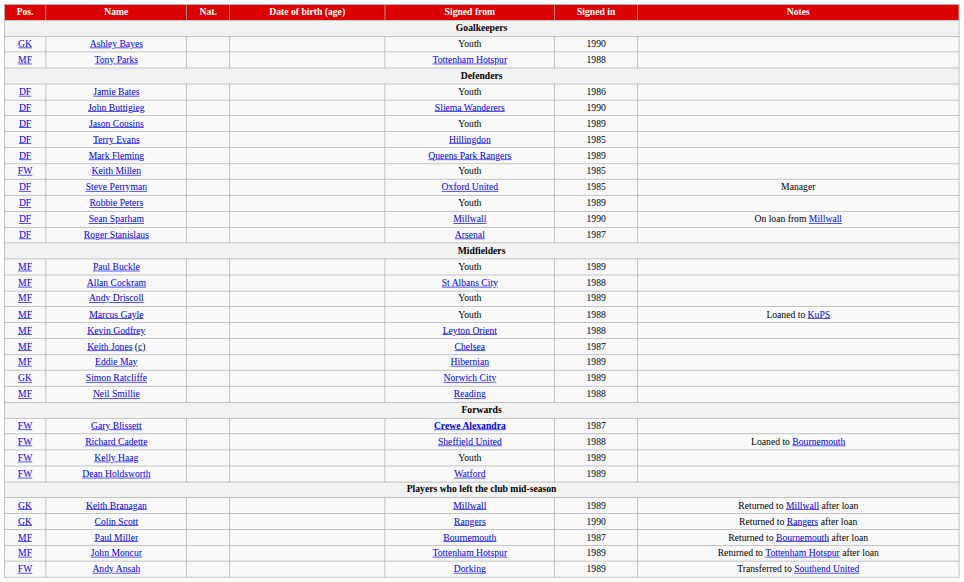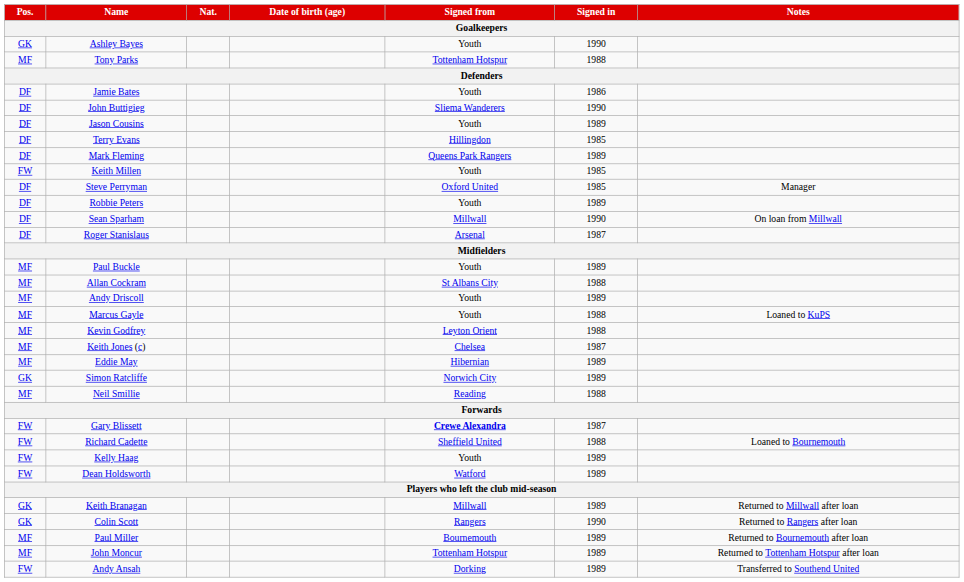(596, 537) 1987 -> (596, 537) 1989
